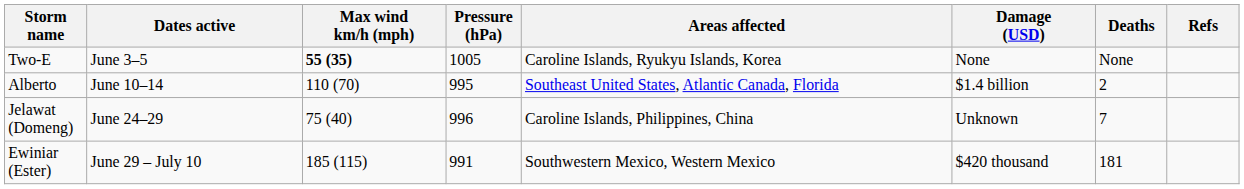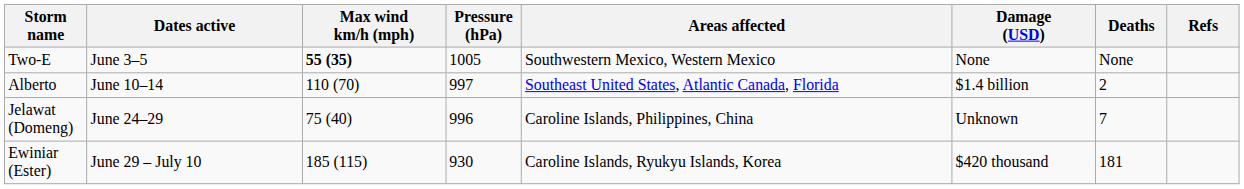(653, 60) Caroline Islands, Ryukyu Islands, Korea -> (650, 60) Southwestern Mexico, Western Mexico
(461, 85) 995 -> (461, 85) 997
(461, 162) 991 -> (461, 162) 930
(650, 162) Southwestern Mexico, Western Mexico -> (653, 162) Caroline Islands, Ryukyu Islands, Korea
